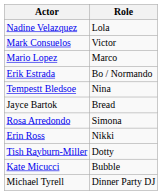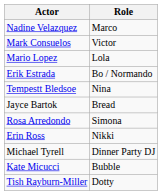(101, 27) Lola -> (105, 27) Marco
(105, 58) Marco -> (101, 58) Lola
rows swapped: (47, 151) <-> (35, 182)
